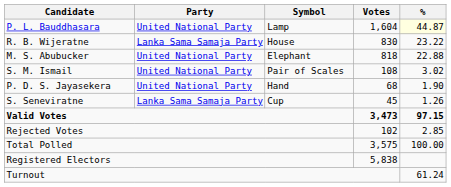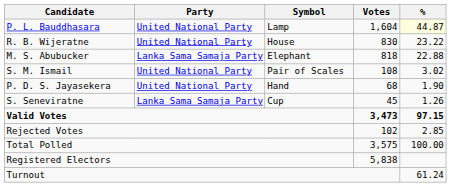(200, 41) Lanka Sama Samaja Party -> (194, 41) United National Party
(194, 56) United National Party -> (200, 56) Lanka Sama Samaja Party
